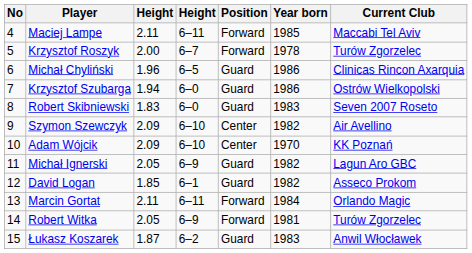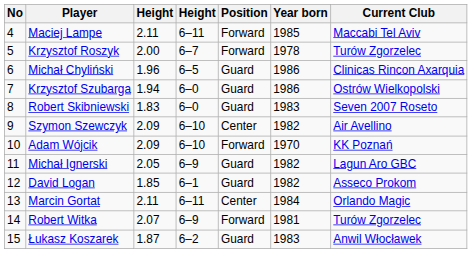(239, 145) Center -> (243, 145) Forward
(243, 201) Forward -> (239, 201) Center
(148, 220) 2.05 -> (148, 220) 2.07
